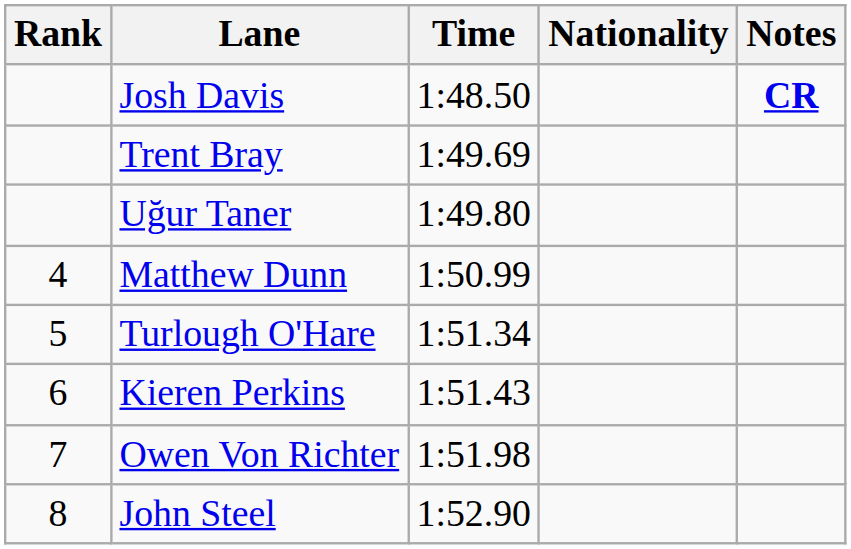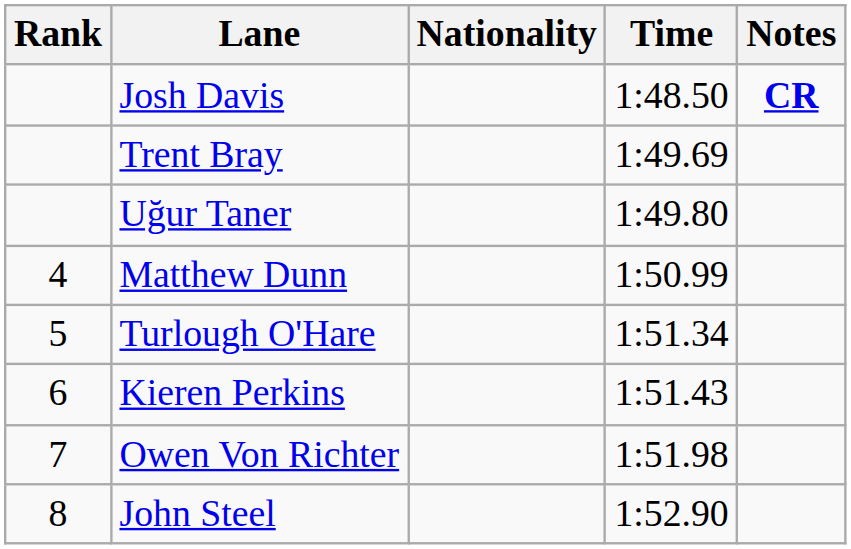columns swapped: (639, 34) <-> (474, 34)
